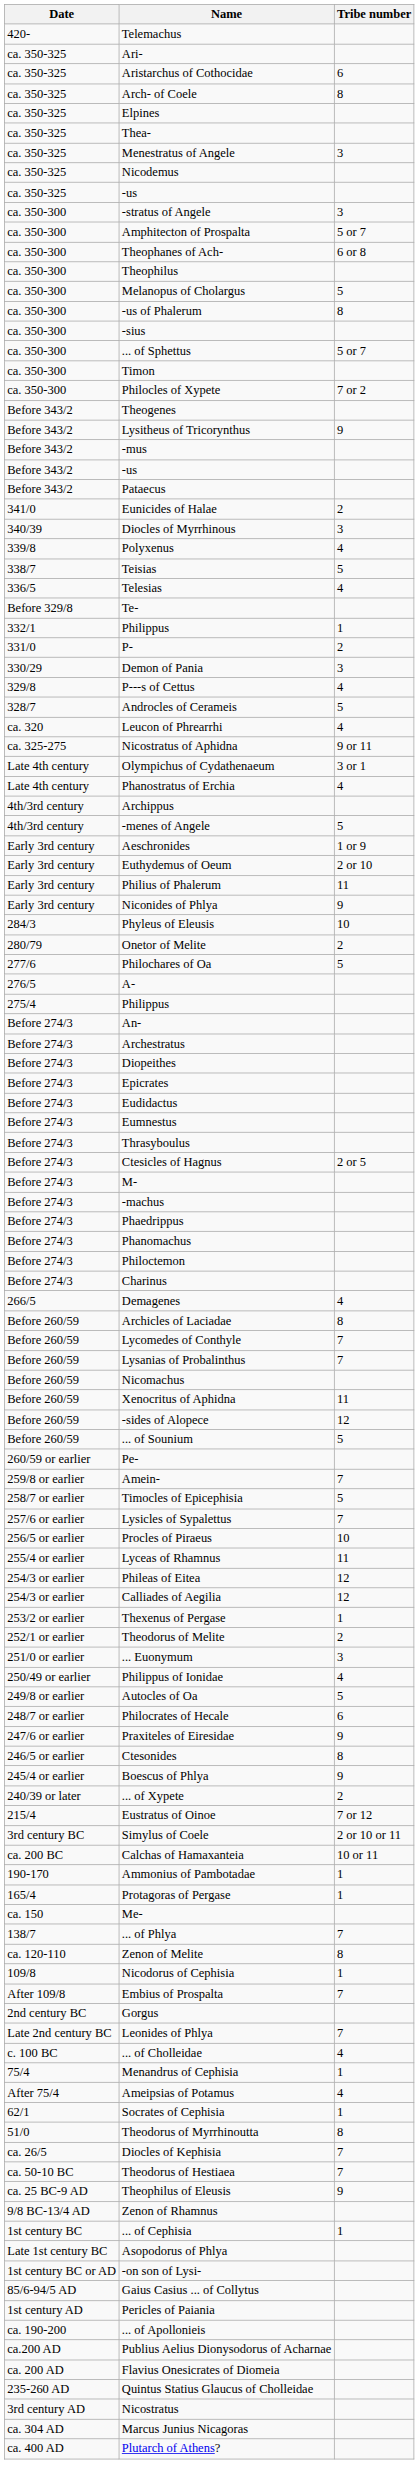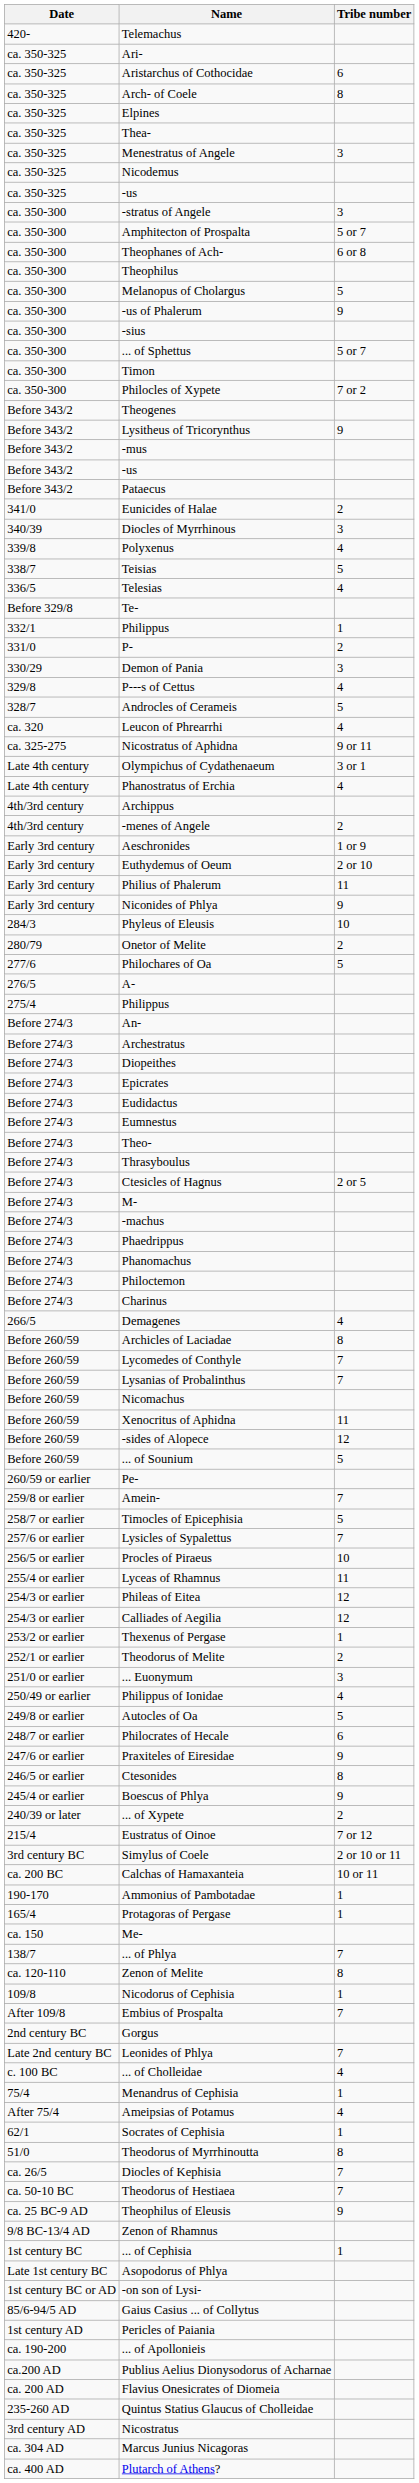(340, 311) 8 -> (340, 311) 9
(340, 825) 5 -> (340, 825) 2
+ row: (40, 1142)
